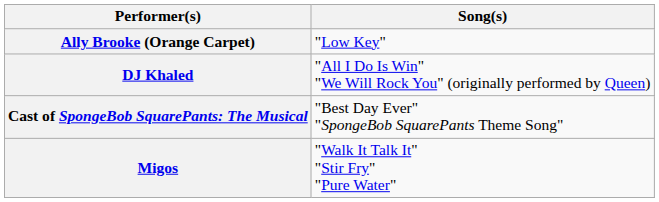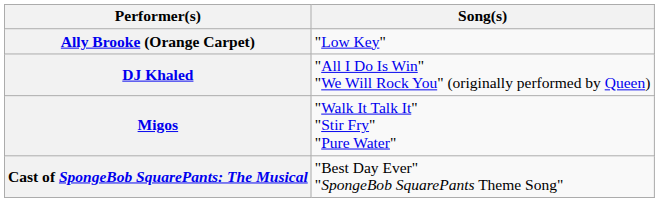rows swapped: (158, 167) <-> (158, 116)
